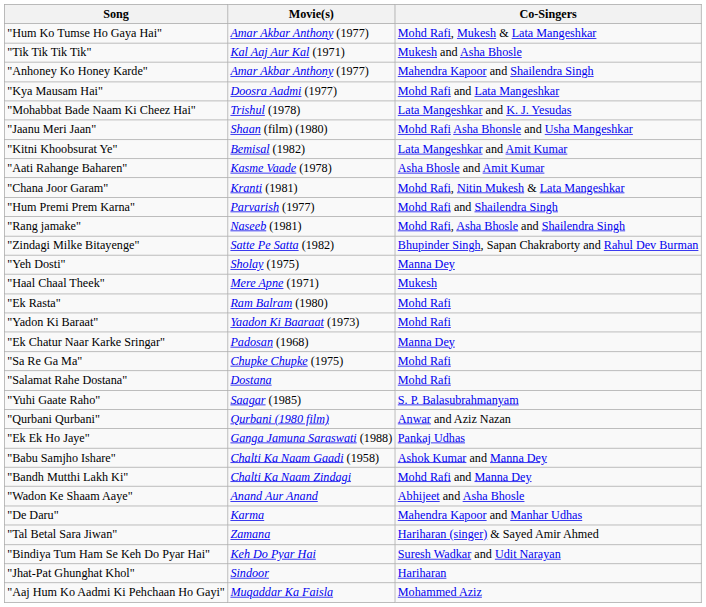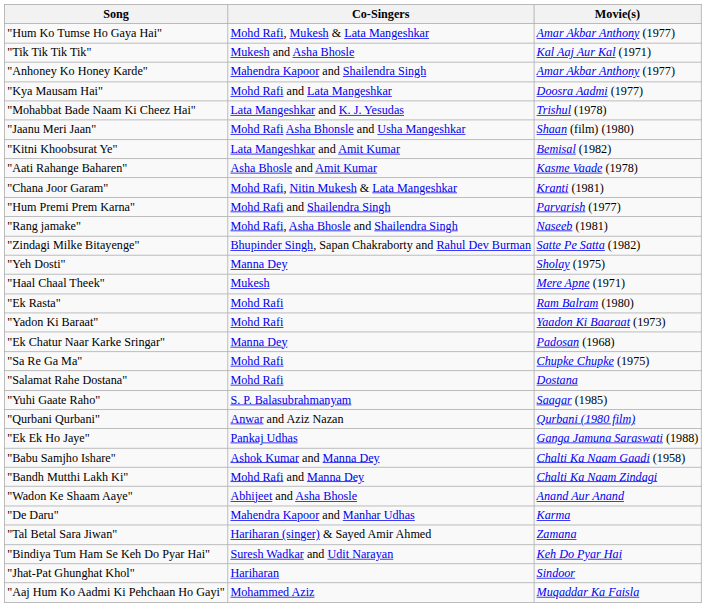columns swapped: (311, 14) <-> (548, 14)
